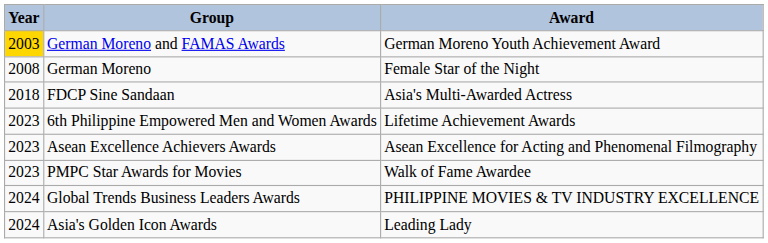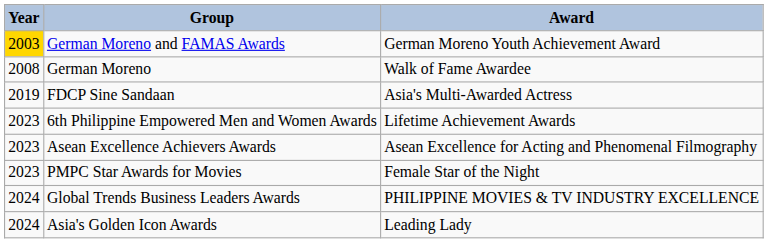(462, 69) Female Star of the Night -> (458, 69) Walk of Fame Awardee
(24, 95) 2018 -> (24, 95) 2019
(458, 173) Walk of Fame Awardee -> (462, 173) Female Star of the Night
